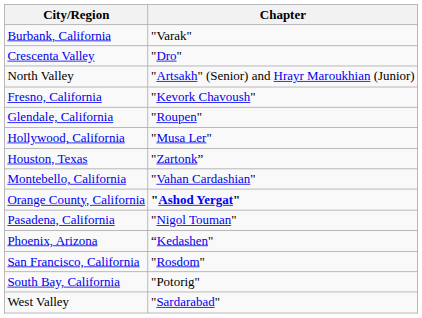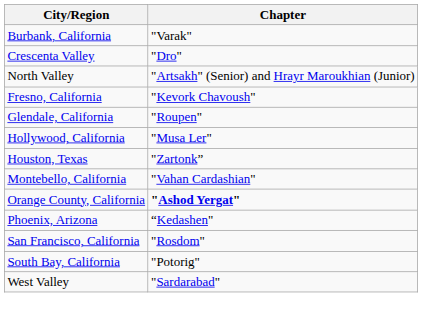- row: (61, 220)
